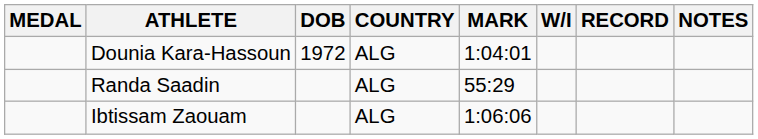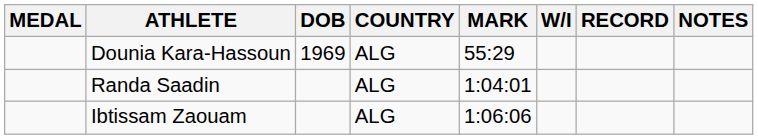(323, 52) 1972 -> (323, 52) 1969
(498, 52) 1:04:01 -> (489, 52) 55:29
(489, 85) 55:29 -> (498, 85) 1:04:01
